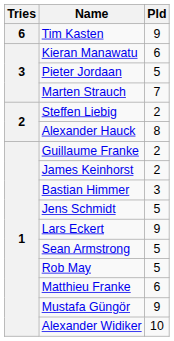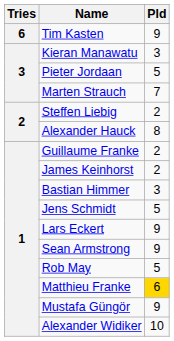(157, 53) 6 -> (157, 53) 3
(157, 248) 5 -> (157, 248) 9
(157, 287) no background -> (157, 287) gold background
